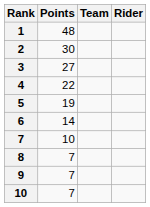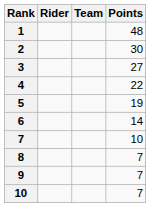columns swapped: (129, 13) <-> (57, 13)
